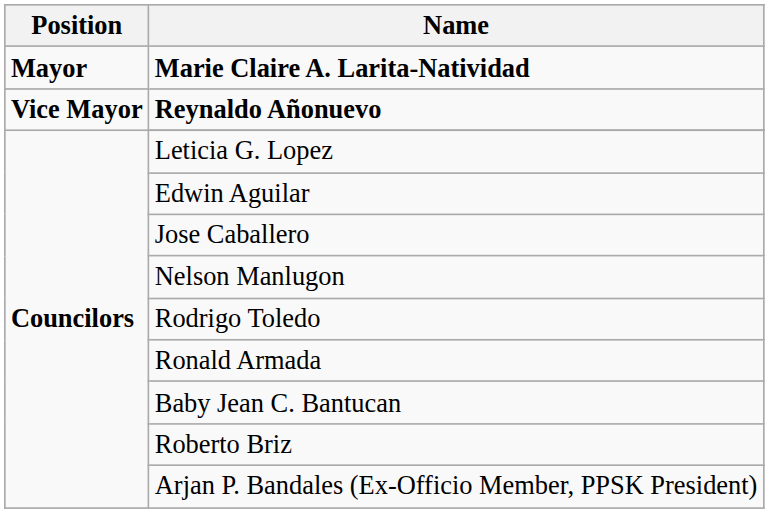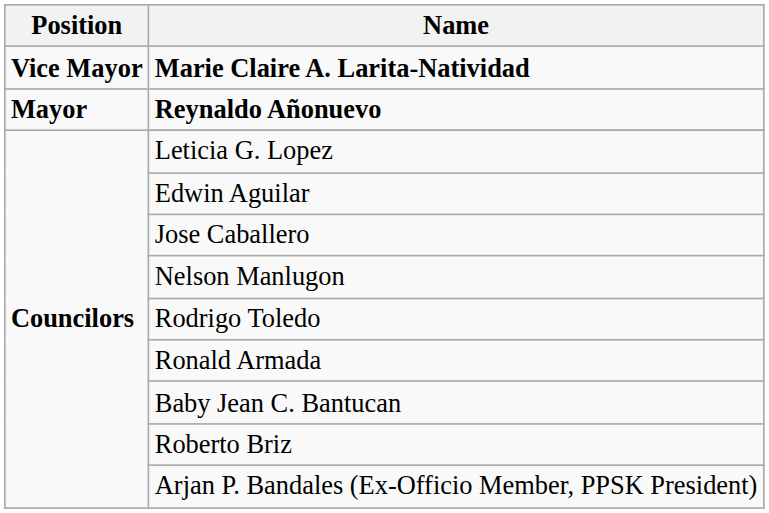(49, 67) Mayor -> (77, 67) Vice Mayor
(77, 109) Vice Mayor -> (49, 109) Mayor
